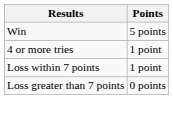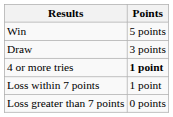+ row: (20, 49)
(146, 49) normal -> (146, 67) bold
